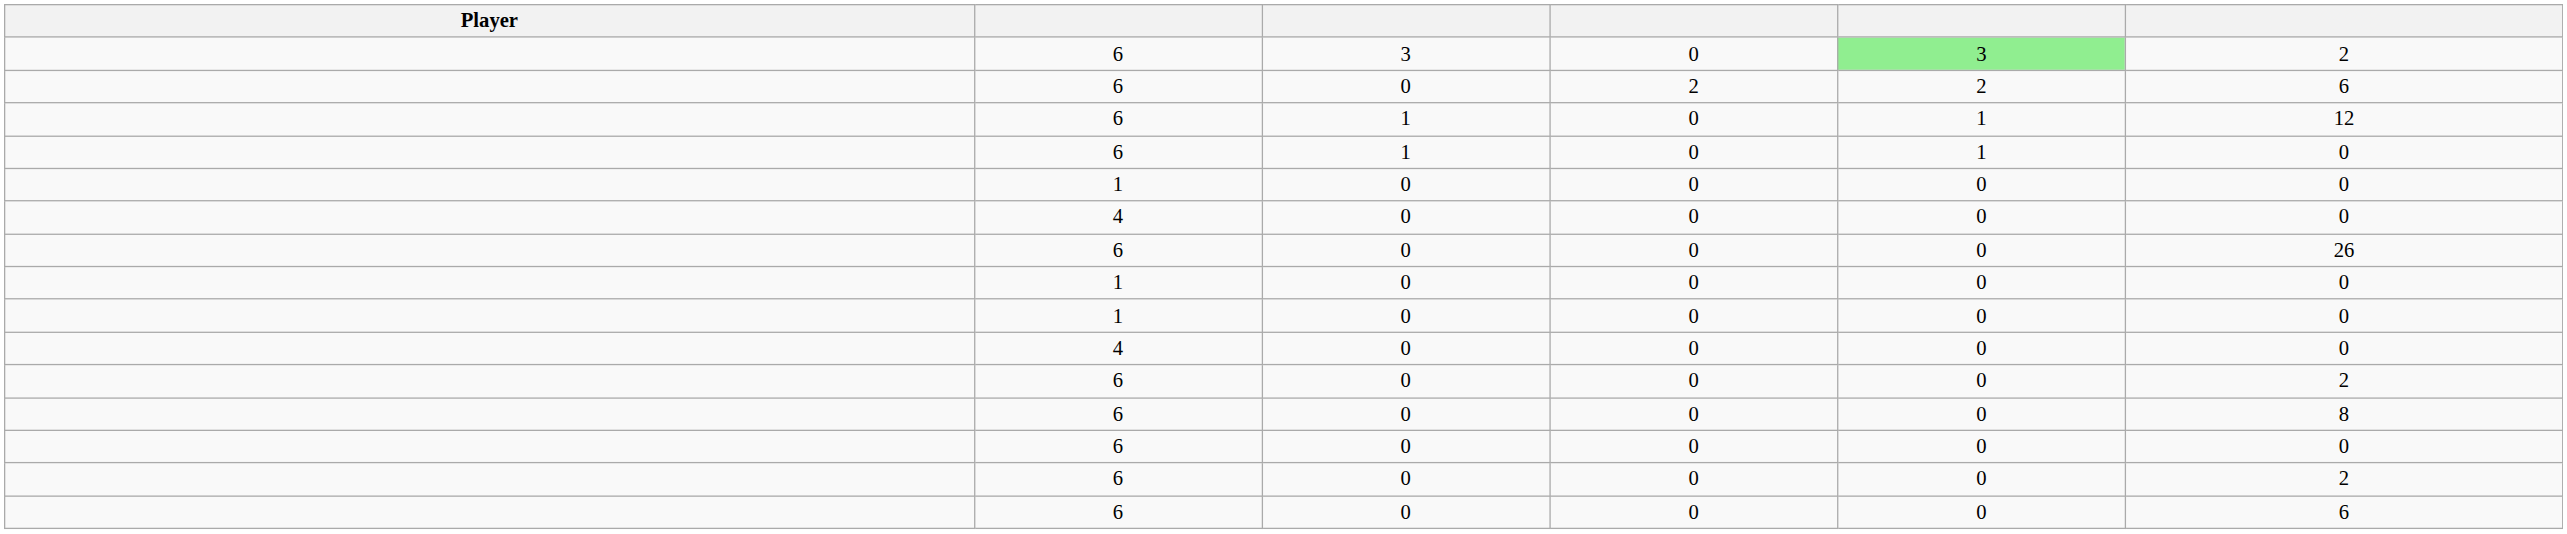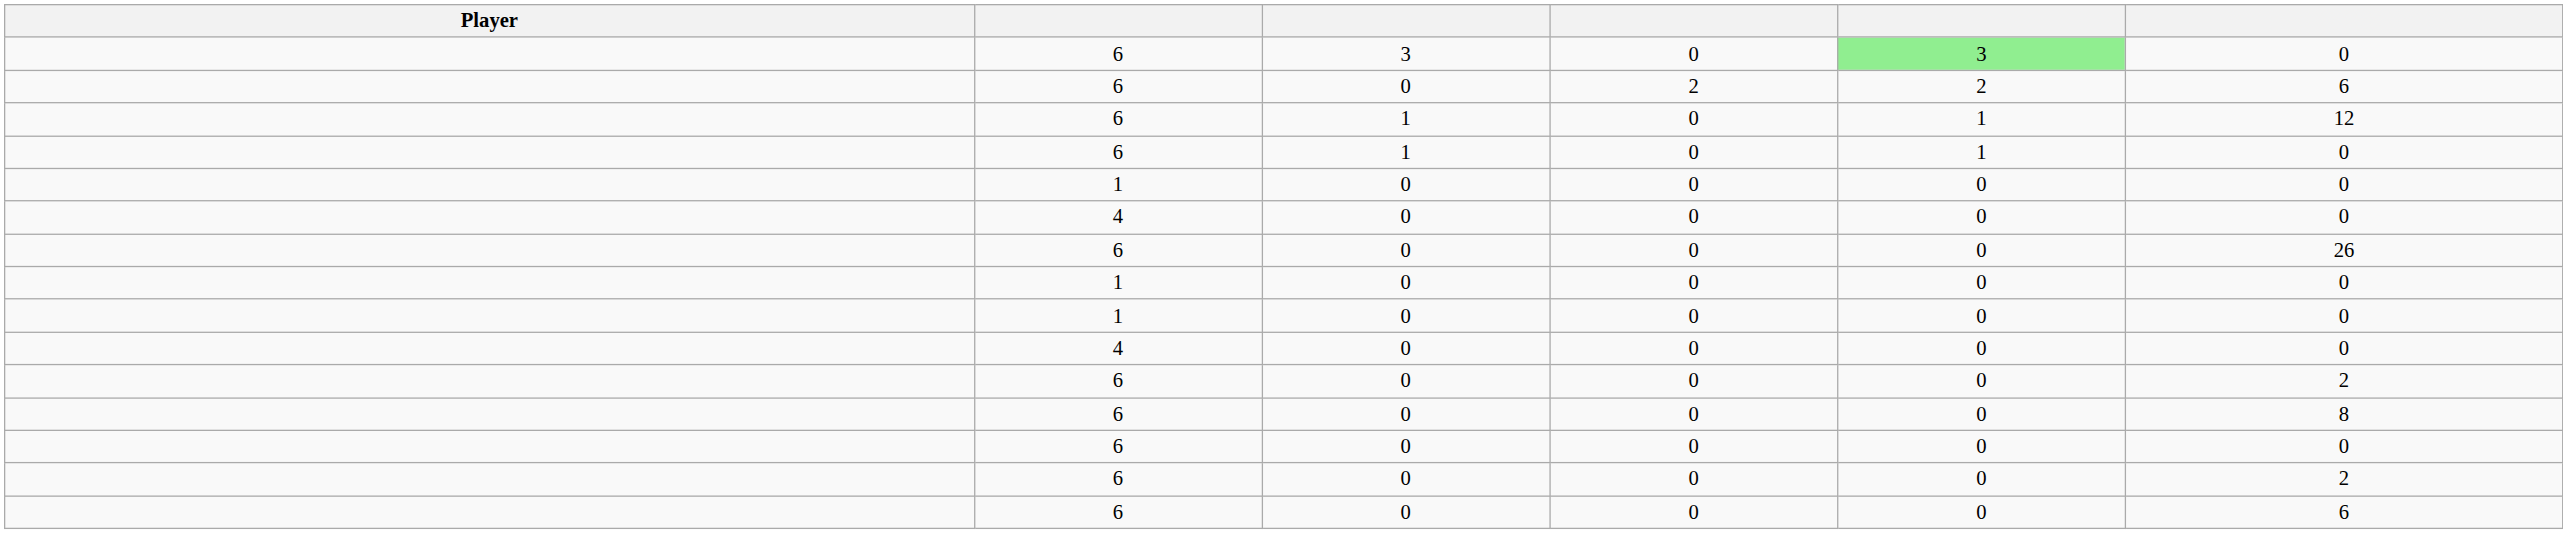(2344, 53) 2 -> (2344, 53) 0
